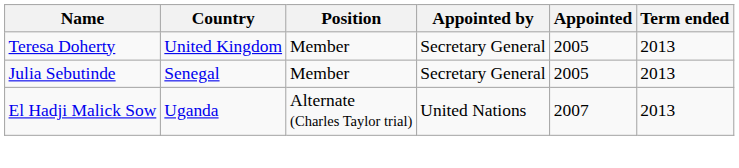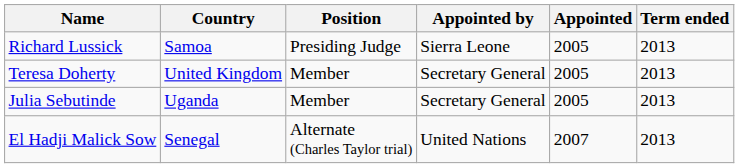+ row: (65, 45)
(192, 73) Senegal -> (191, 101) Uganda
(191, 111) Uganda -> (192, 138) Senegal
